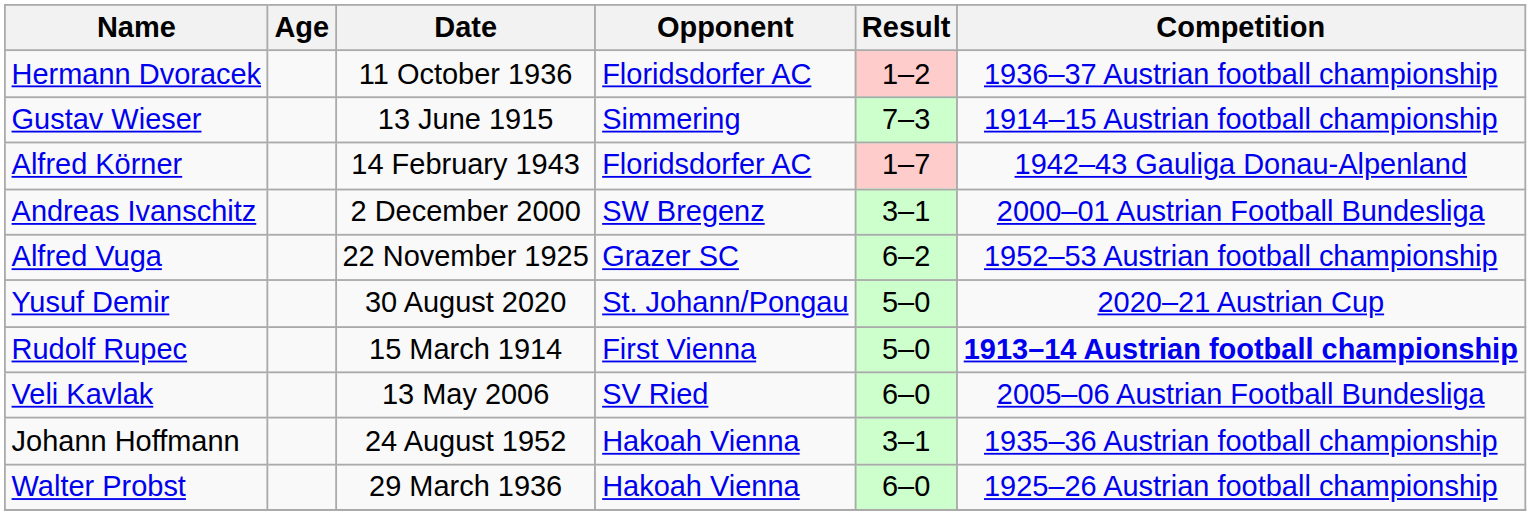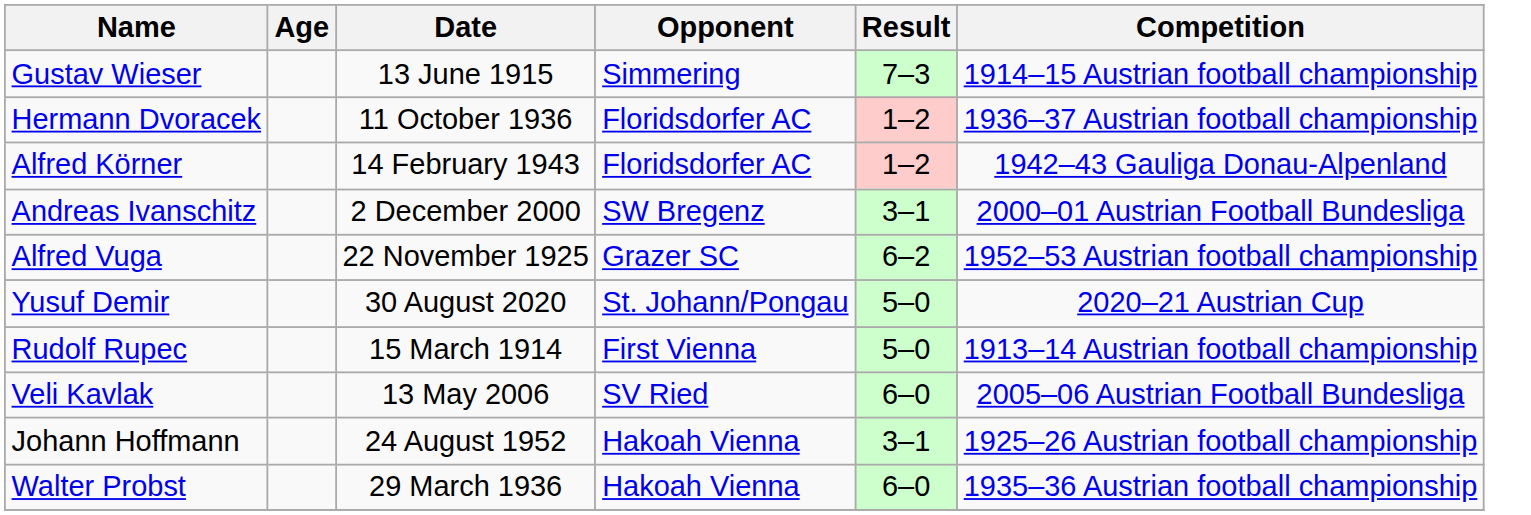rows swapped: (136, 73) <-> (107, 119)
(906, 165) 1–7 -> (906, 165) 1–2
(1241, 348) bold -> (1221, 348) normal
(1241, 440) 1935–36 Austrian football championship -> (1221, 440) 1925–26 Austrian football championship
(1241, 486) 1925–26 Austrian football championship -> (1221, 486) 1935–36 Austrian football championship
